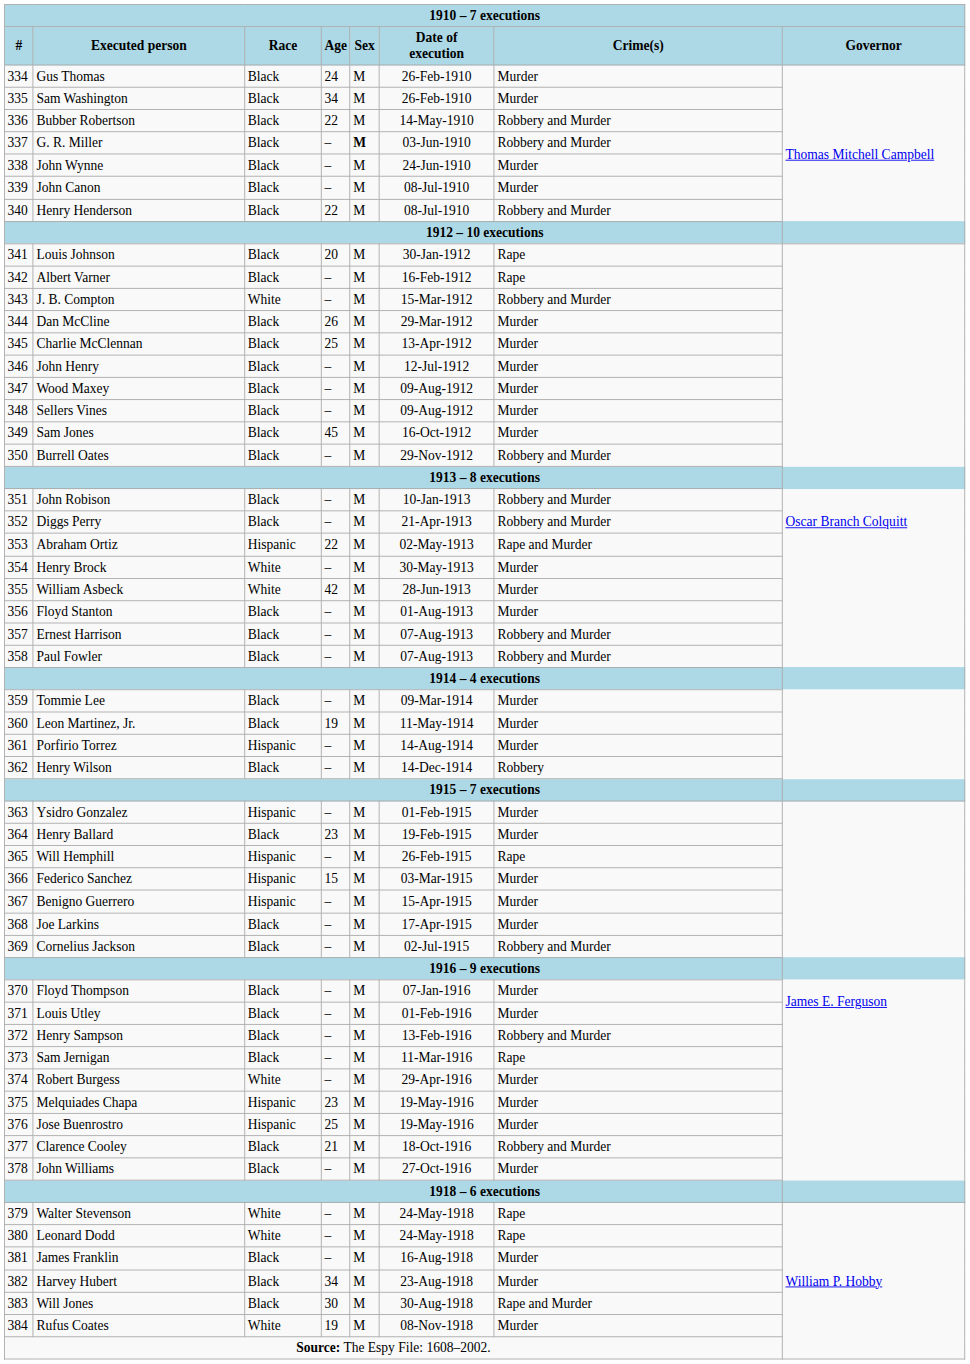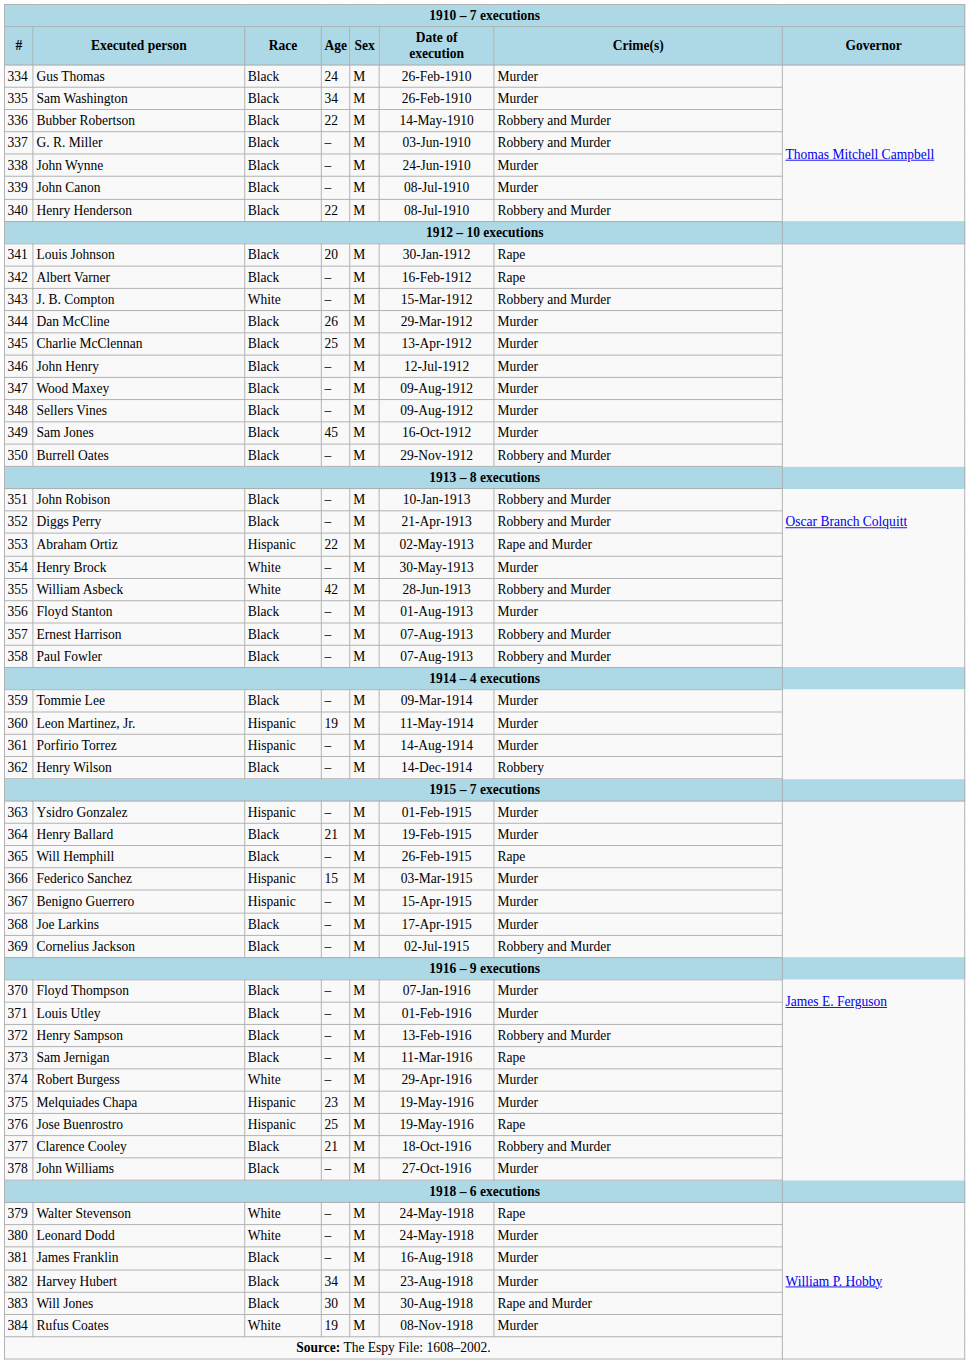(360, 143) bold -> (359, 143) normal
(518, 589) Murder -> (554, 589) Robbery and Murder
(263, 723) Black -> (272, 723) Hispanic
(331, 834) 23 -> (331, 834) 21
(272, 857) Hispanic -> (263, 857) Black
(518, 1124) Murder -> (511, 1124) Rape
(511, 1236) Rape -> (518, 1236) Murder
